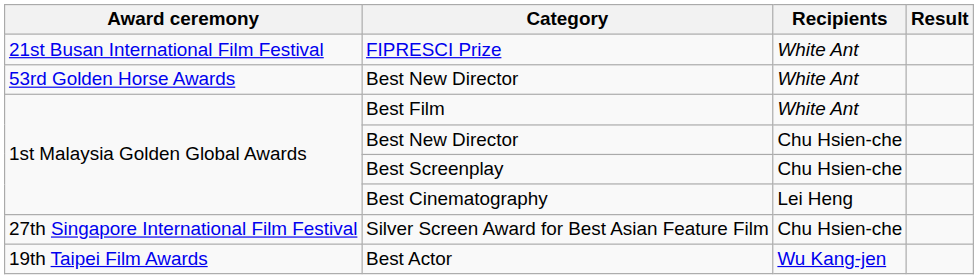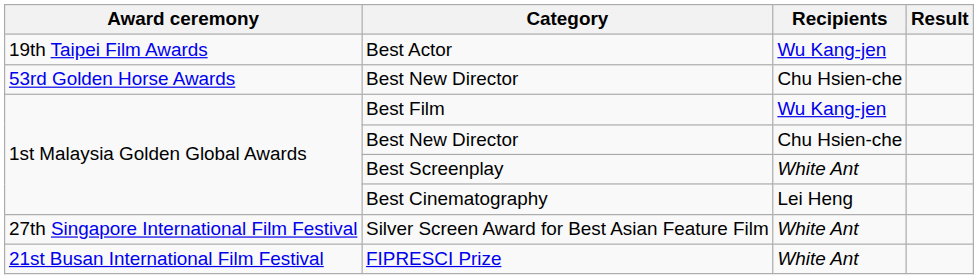rows swapped: (166, 49) <-> (108, 259)
(818, 79) White Ant -> (840, 79) Chu Hsien-che
(818, 109) White Ant -> (832, 109) Wu Kang-jen
(840, 169) Chu Hsien-che -> (818, 169) White Ant
(840, 229) Chu Hsien-che -> (818, 229) White Ant
